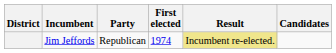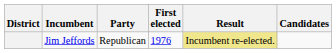(161, 40) 1974 -> (161, 40) 1976
